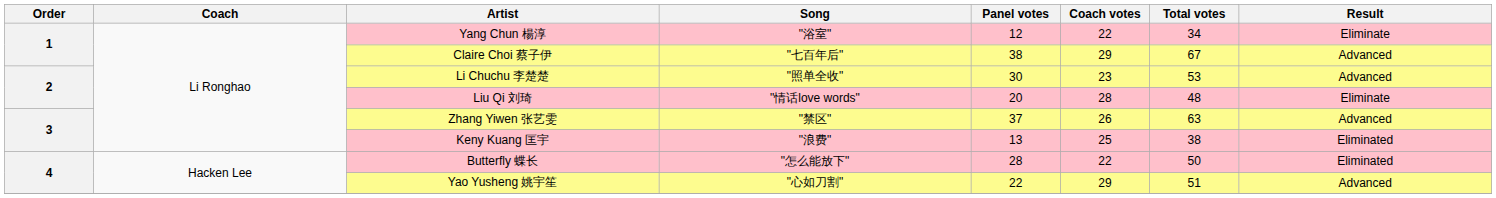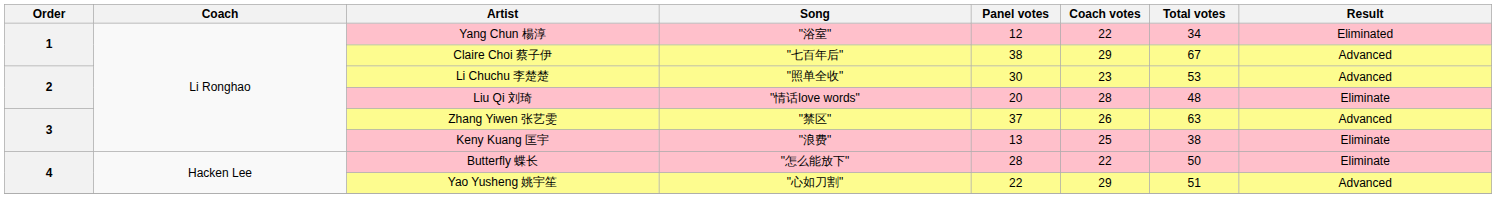(1365, 34) Eliminate -> (1365, 34) Eliminated
(1365, 140) Eliminated -> (1365, 140) Eliminate
(1365, 161) Eliminated -> (1365, 161) Eliminate
